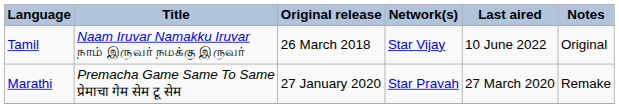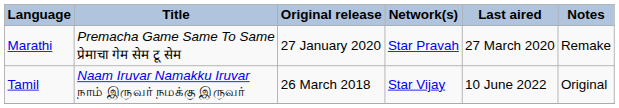rows swapped: (23, 44) <-> (30, 83)
